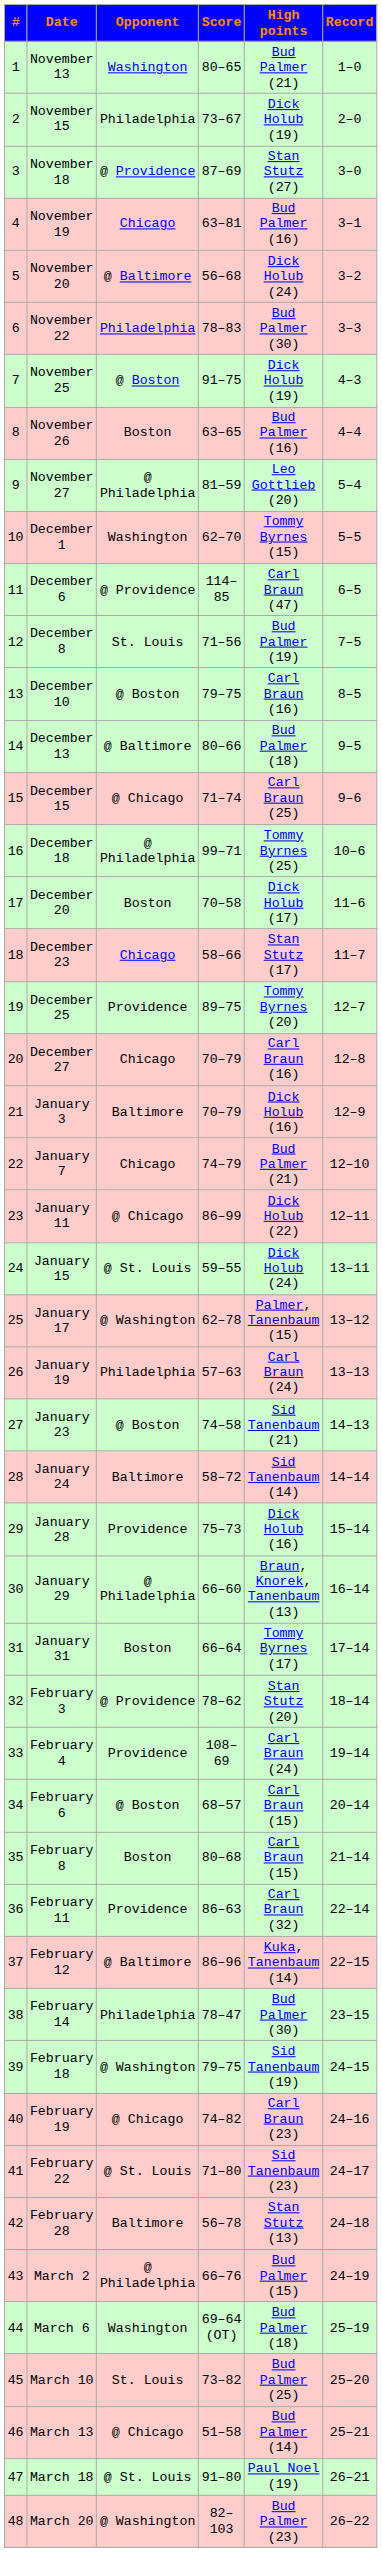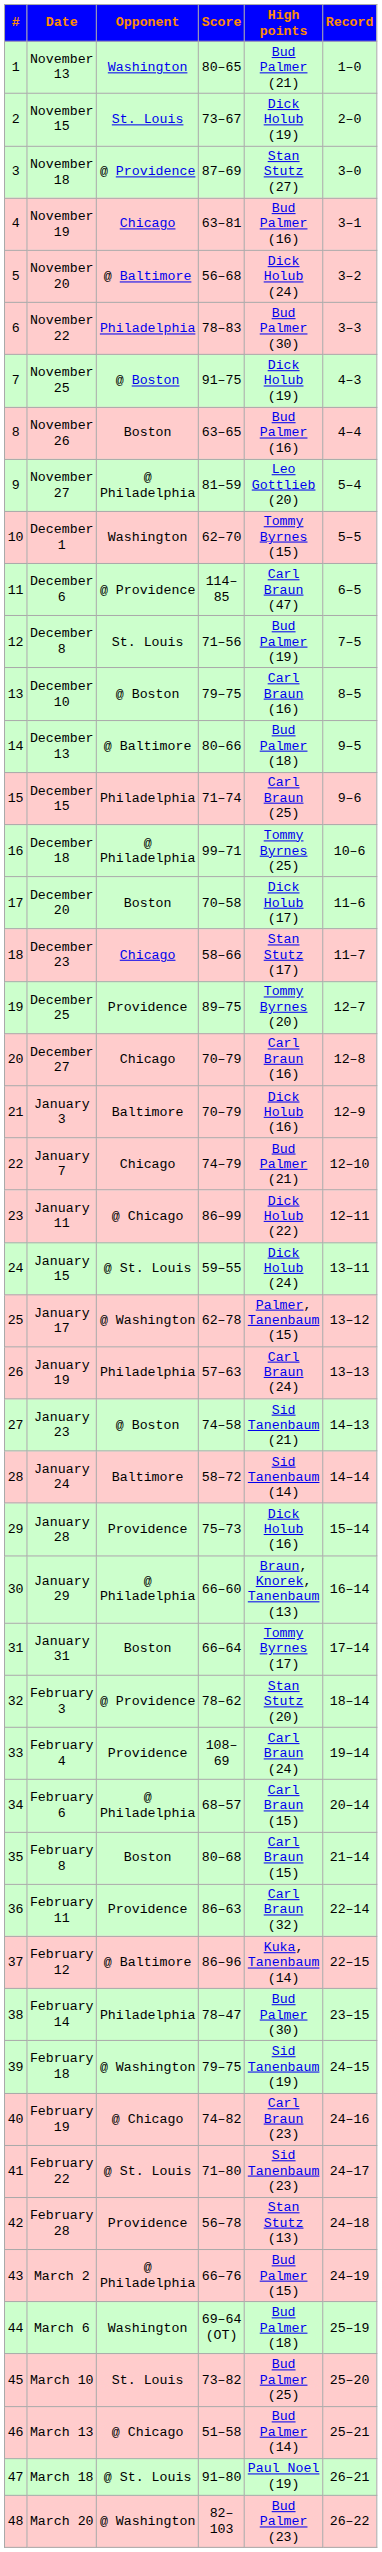(148, 120) Philadelphia -> (148, 120) St. Louis
(148, 798) @ Chicago -> (148, 798) Philadelphia
(148, 1806) @ Boston -> (148, 1806) @ Philadelphia
(148, 2223) Baltimore -> (148, 2223) Providence
